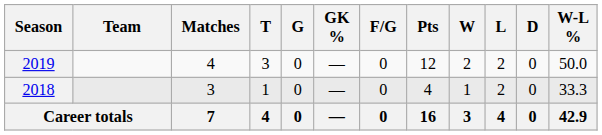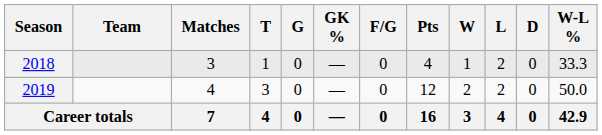rows swapped: (39, 90) <-> (39, 63)
